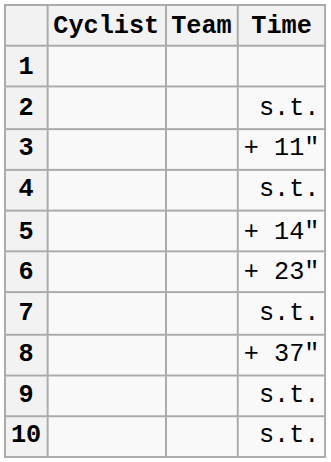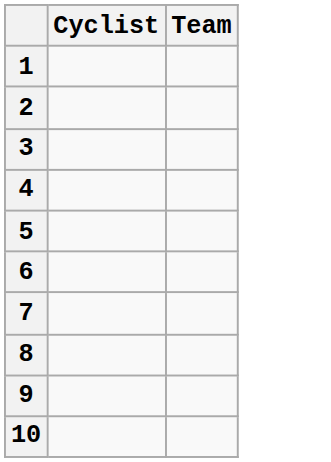- column: (282, 26)
